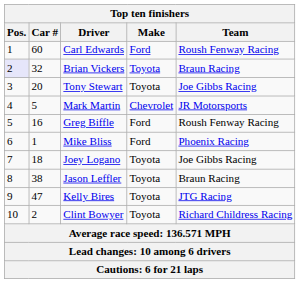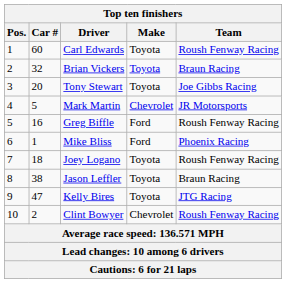(140, 50) Ford -> (145, 50) Toyota
(10, 68) lavender background -> (10, 68) no background
(218, 160) Joe Gibbs Racing -> (229, 160) Roush Fenway Racing
(145, 215) Toyota -> (151, 215) Chevrolet
(235, 215) Richard Childress Racing -> (229, 215) Roush Fenway Racing
